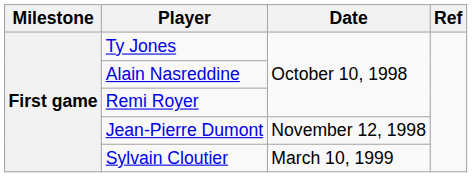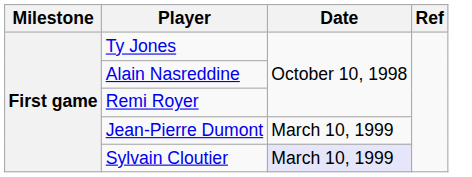(349, 130) November 12, 1998 -> (332, 130) March 10, 1999
(332, 158) no background -> (332, 158) lavender background
